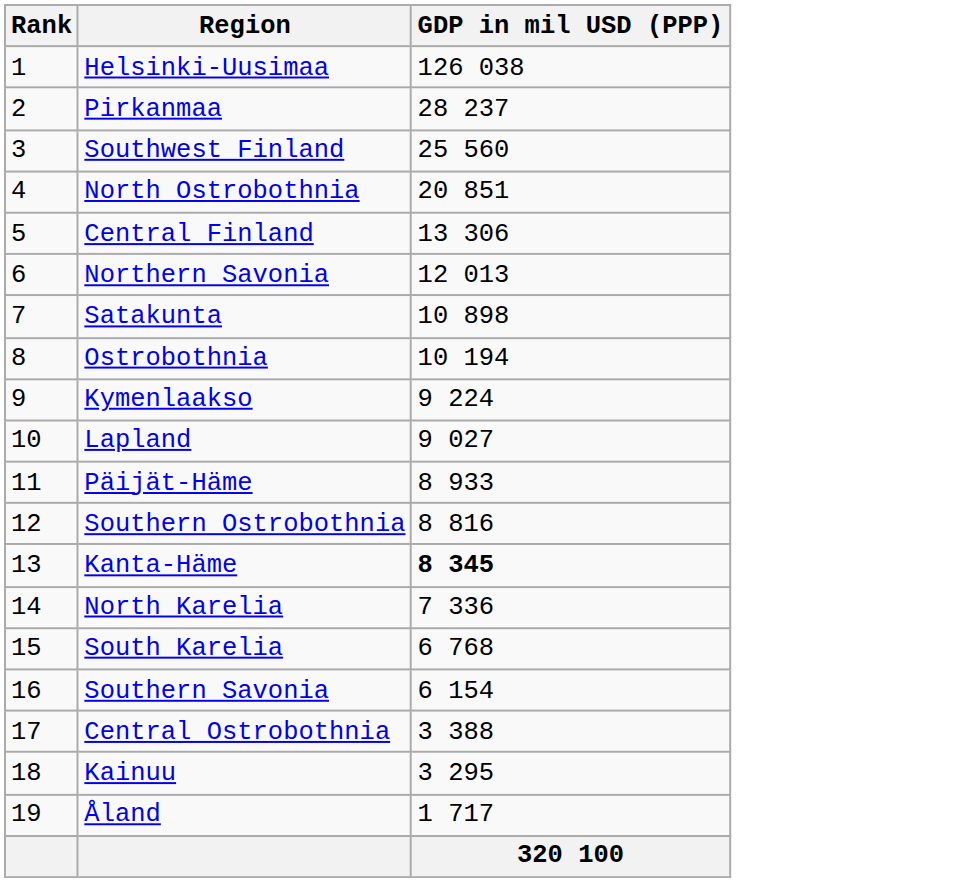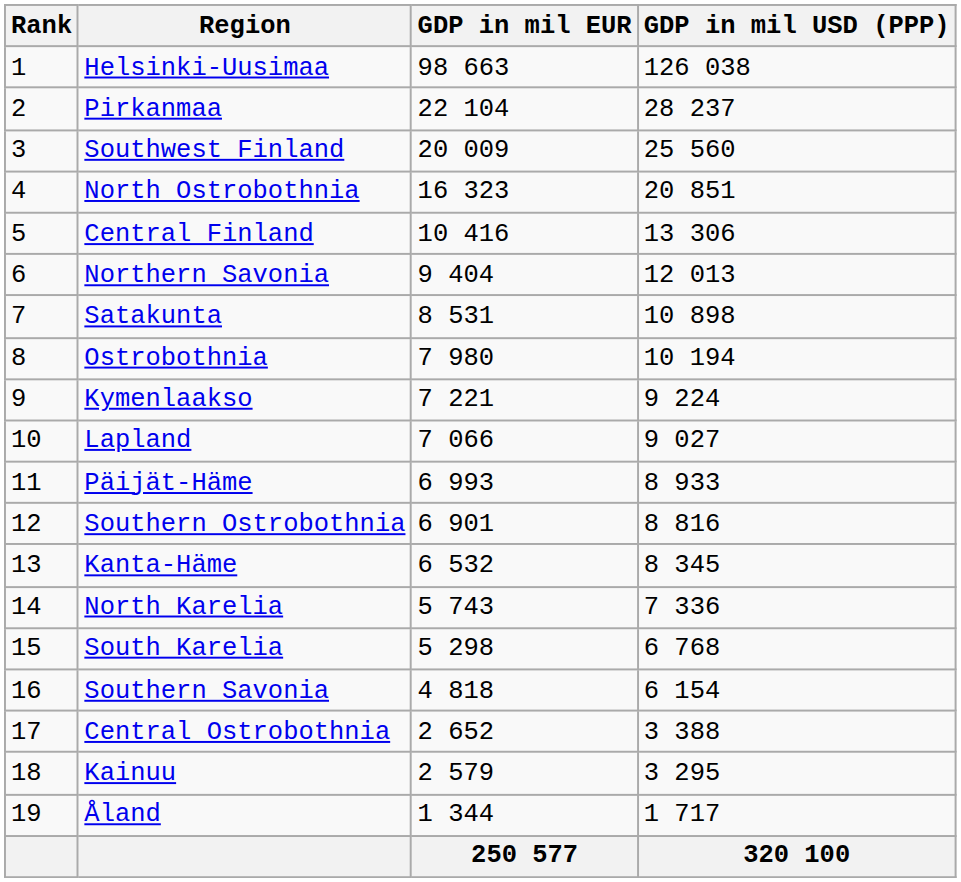+ column: (525, 26)
(456, 566) bold -> (682, 566) normal
